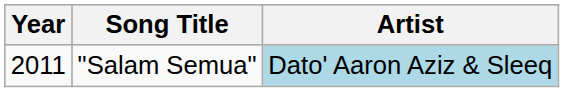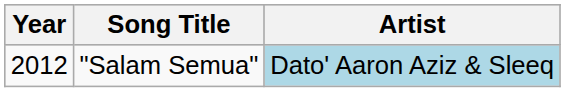(38, 65) 2011 -> (39, 65) 2012
